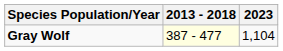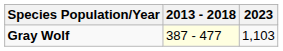(258, 35) 1,104 -> (258, 35) 1,103
